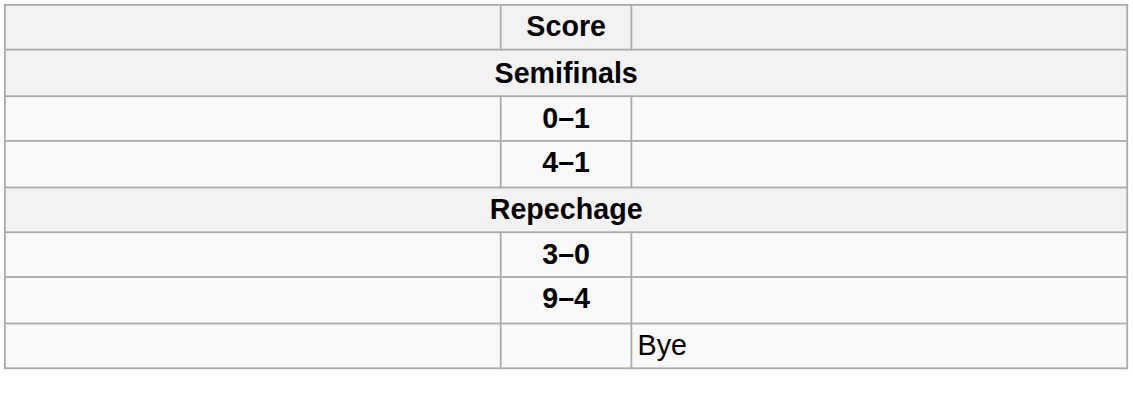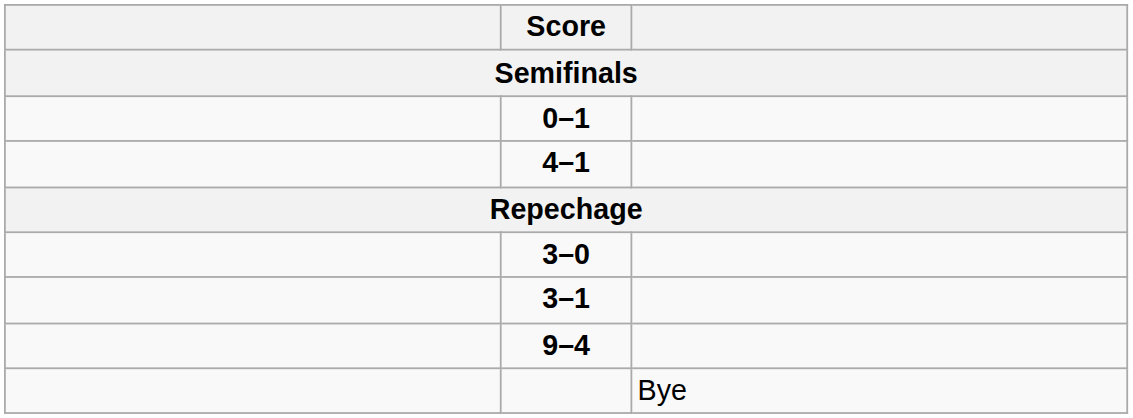+ row: (566, 299)
